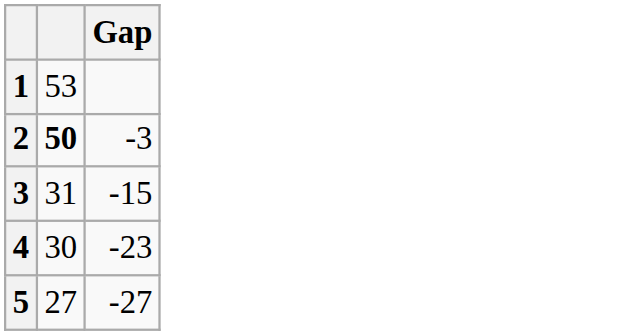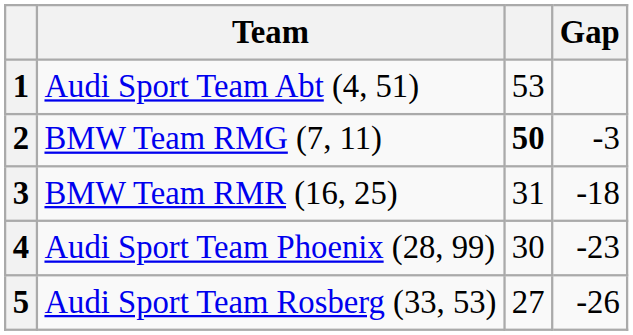+ column: (270, 31)
(131, 193) -15 -> (598, 193) -18
(131, 301) -27 -> (598, 301) -26
